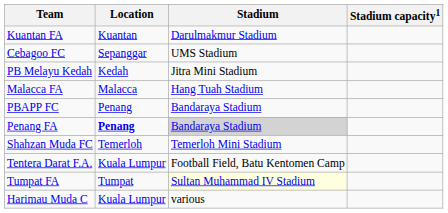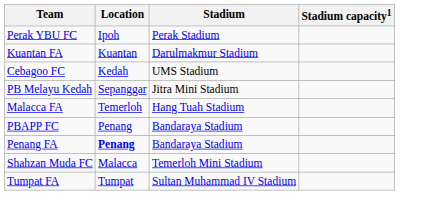+ row: (42, 35)
(122, 53) Sepanggar -> (113, 71) Kedah
(113, 71) Kedah -> (122, 89) Sepanggar
(118, 89) Malacca -> (120, 108) Temerloh
(216, 126) lightgrey background -> (197, 144) no background
(120, 144) Temerloh -> (118, 162) Malacca
- row: (50, 162)
(243, 181) lightyellow background -> (224, 181) no background
- row: (47, 199)
